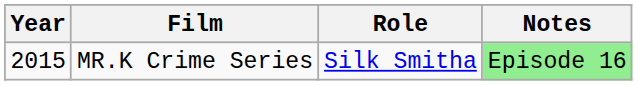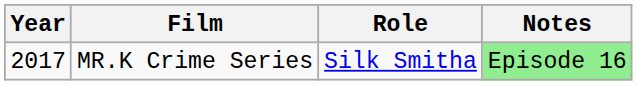(38, 61) 2015 -> (38, 61) 2017
